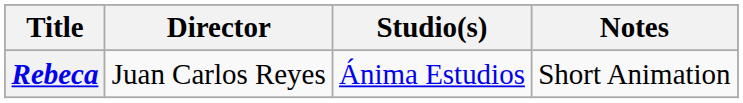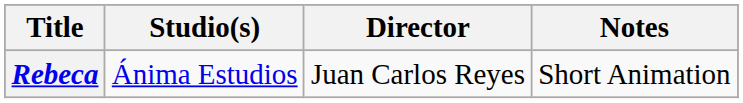columns swapped: (219, 27) <-> (432, 27)
